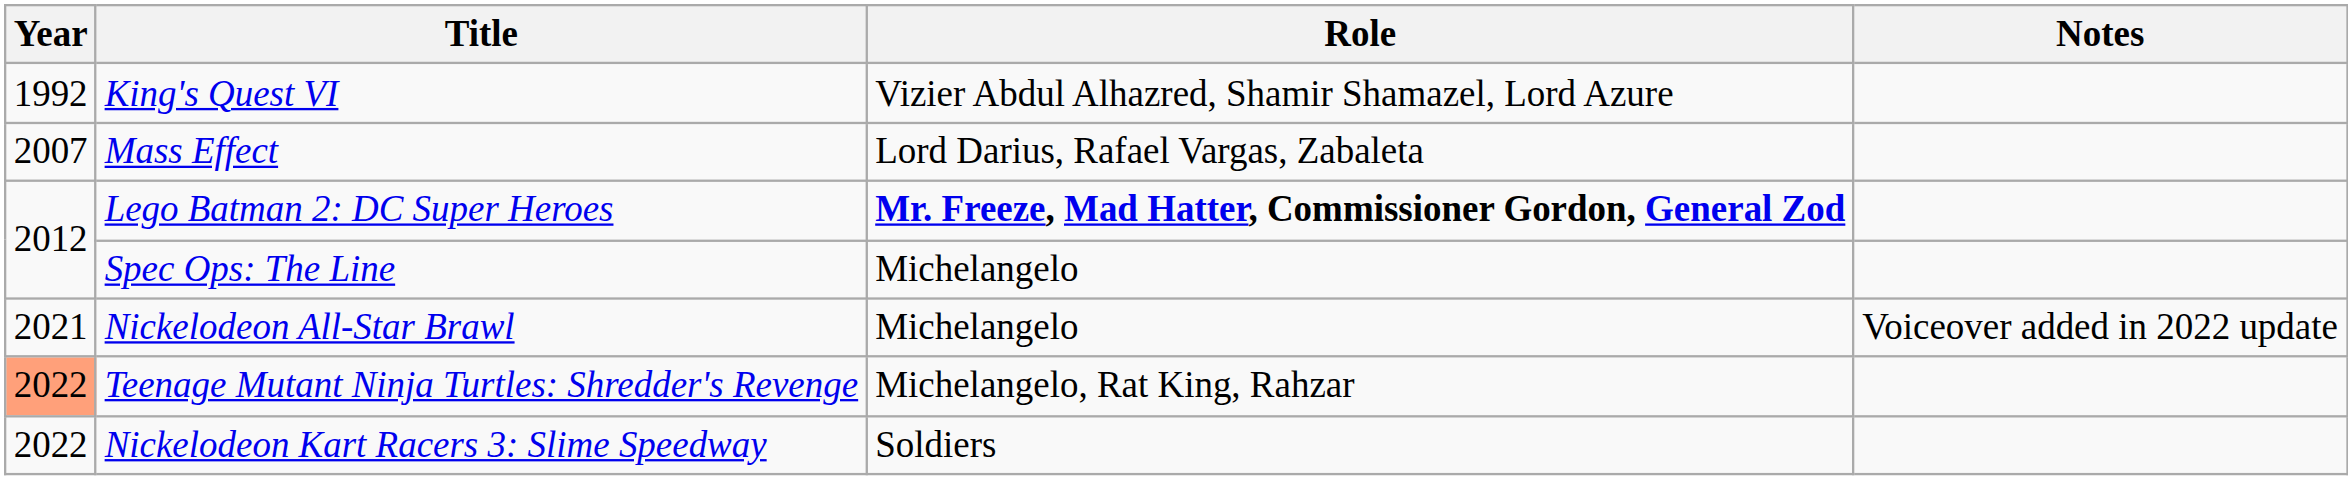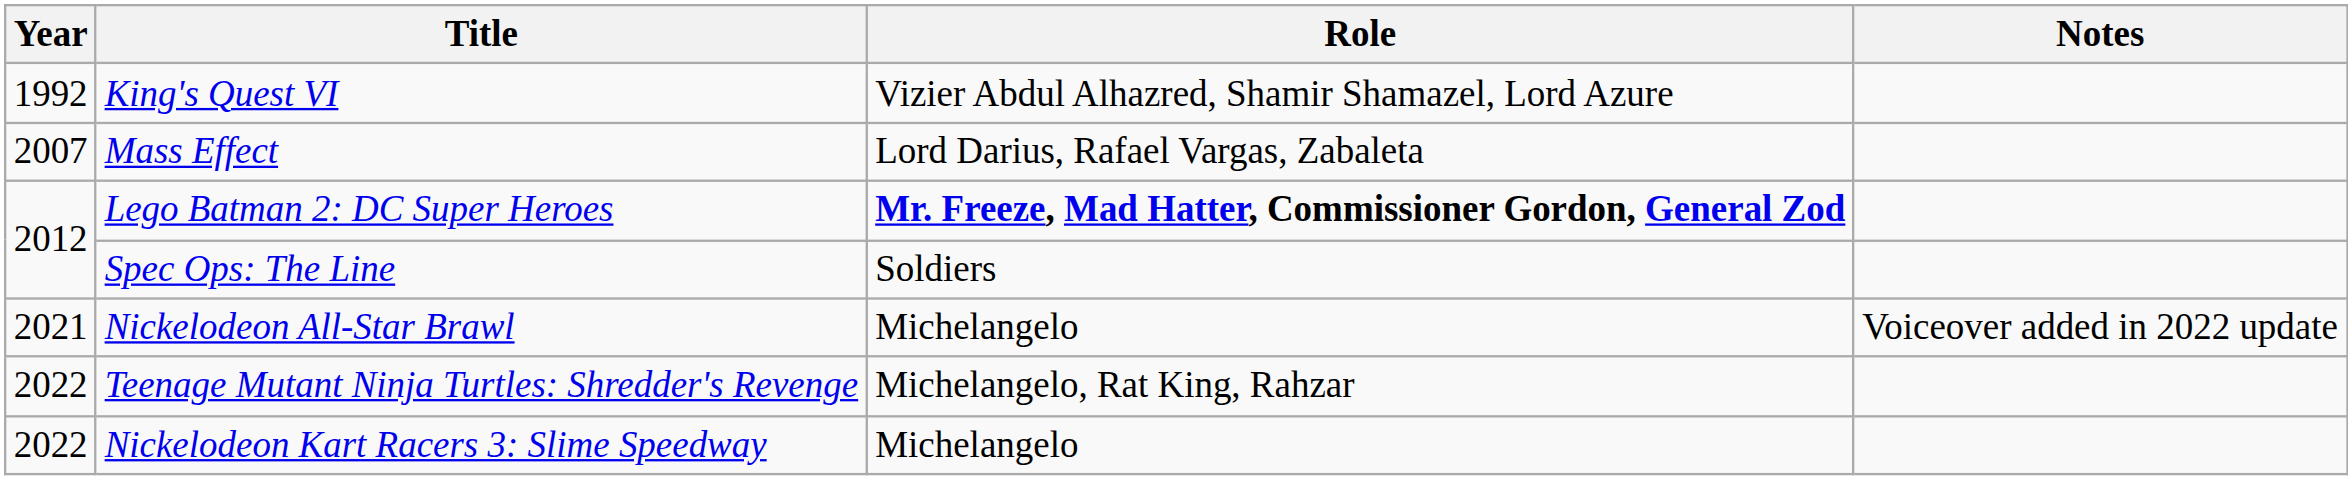(977, 268) Michelangelo -> (936, 268) Soldiers
(51, 385) lightsalmon background -> (51, 385) no background
(936, 444) Soldiers -> (977, 444) Michelangelo
